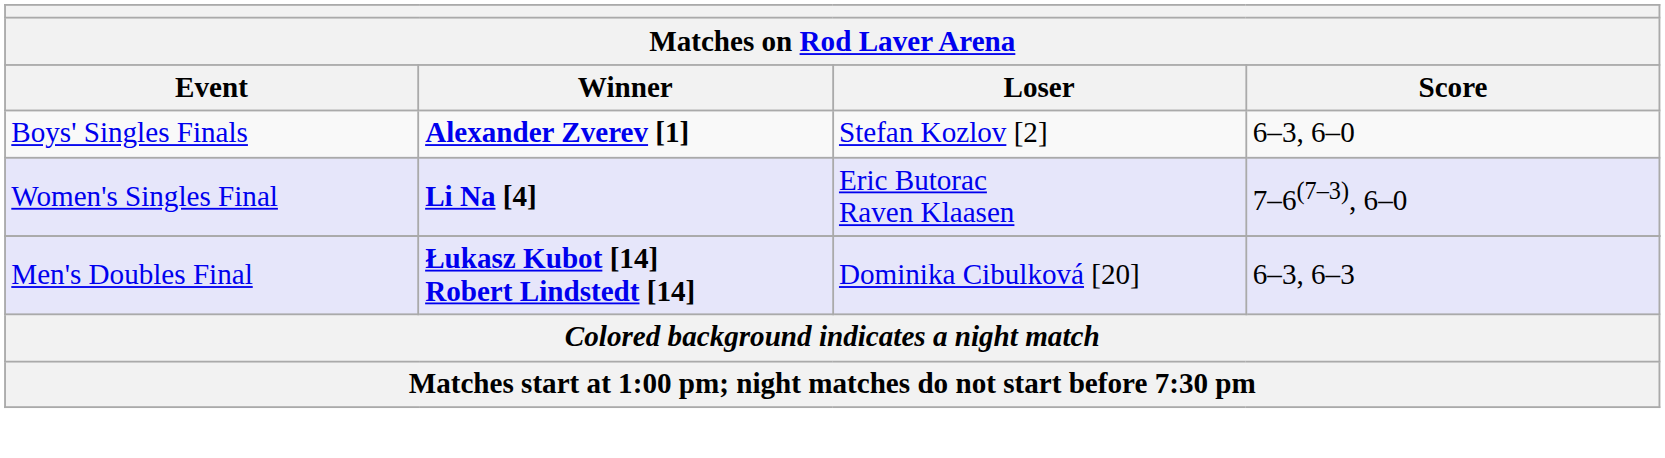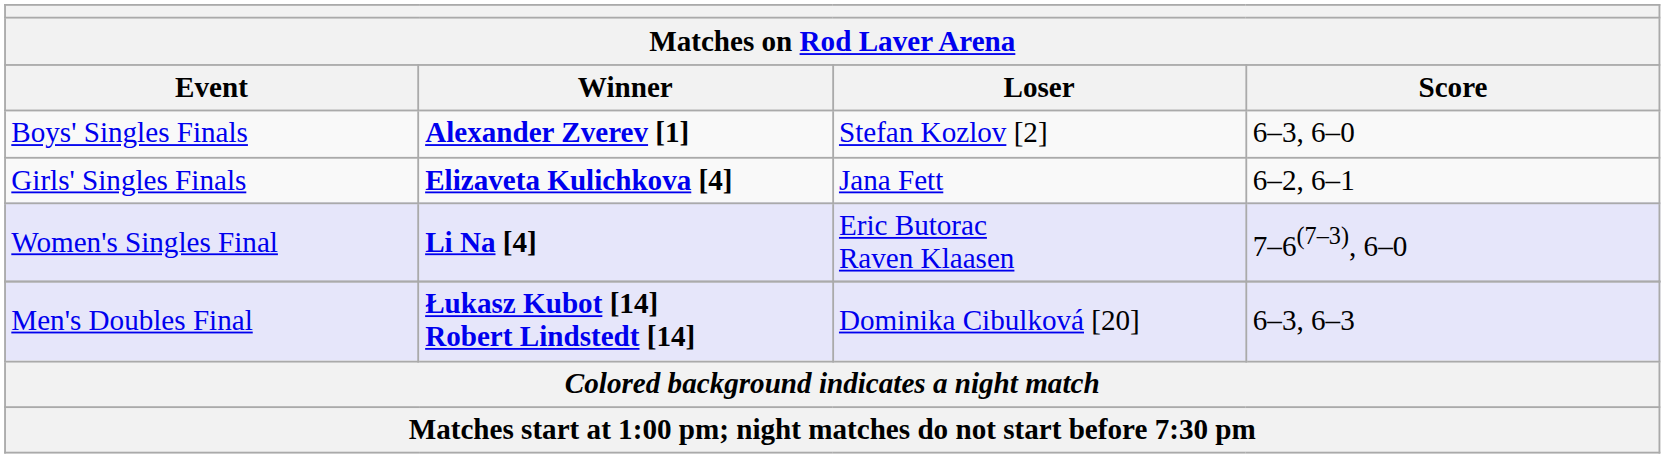+ row: (129, 179)
